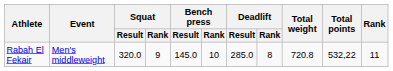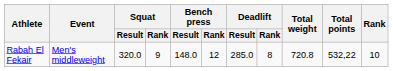(186, 55) 145.0 -> (186, 55) 148.0
(214, 55) 10 -> (214, 55) 12
(375, 55) 11 -> (375, 55) 10
